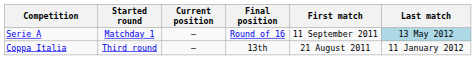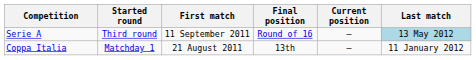columns swapped: (193, 16) <-> (335, 16)
(129, 34) Matchday 1 -> (129, 34) Third round
(129, 48) Third round -> (129, 48) Matchday 1
